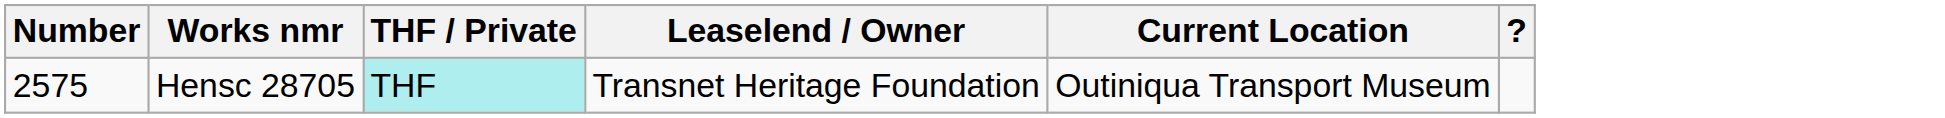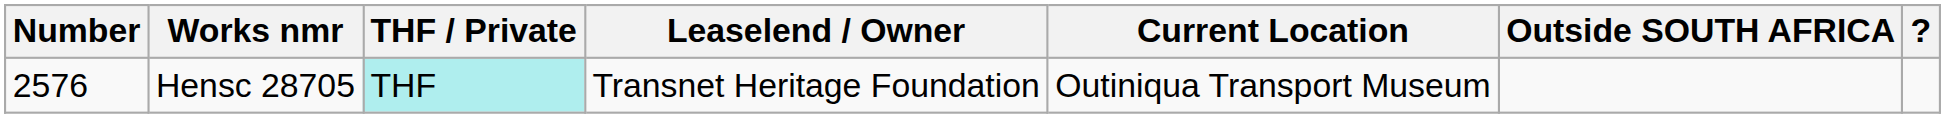+ column: (1701, 31)
(50, 84) 2575 -> (50, 84) 2576
